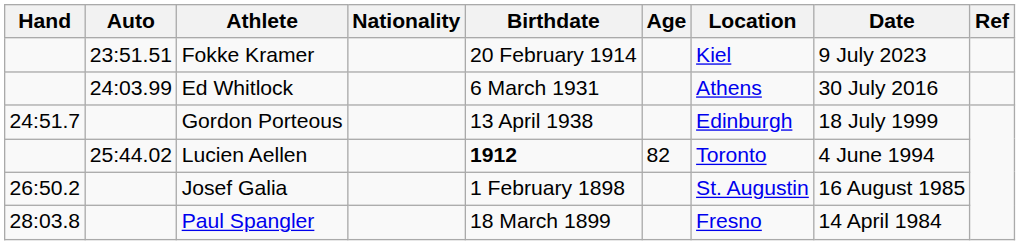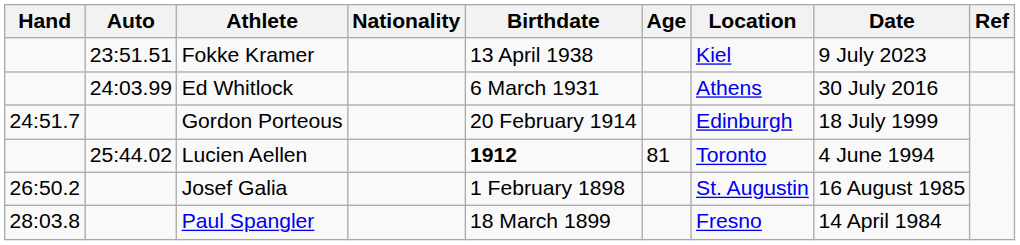(553, 54) 20 February 1914 -> (532, 54) 13 April 1938
(532, 121) 13 April 1938 -> (553, 121) 20 February 1914
(658, 155) 82 -> (658, 155) 81
